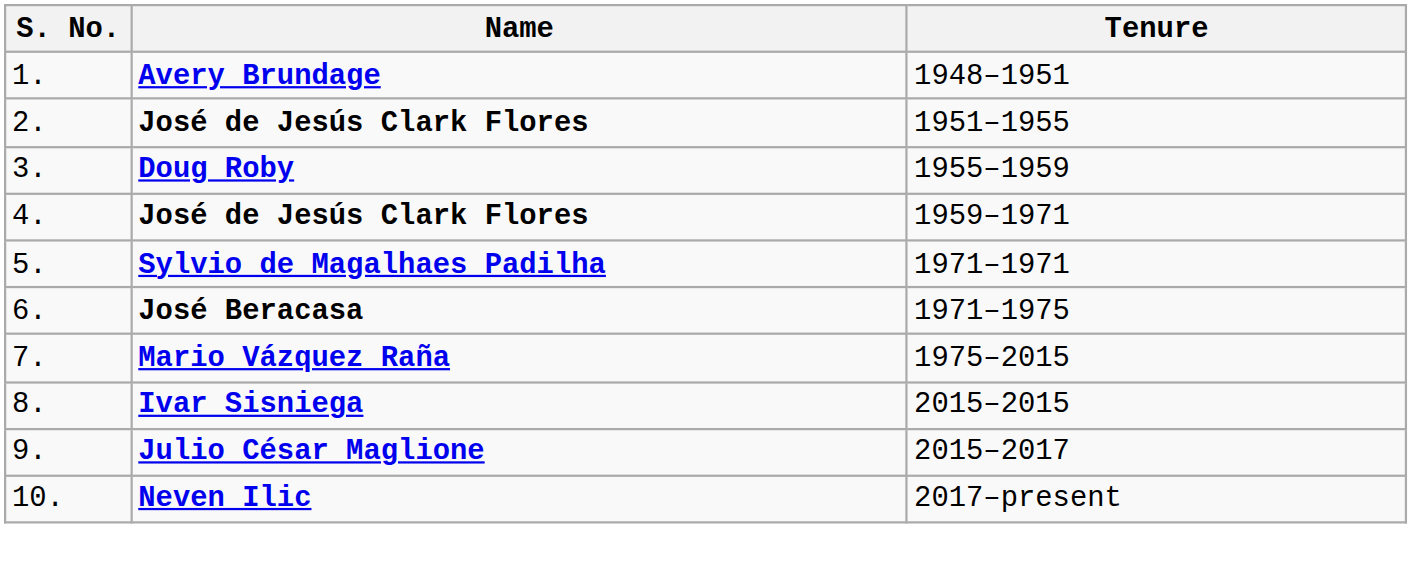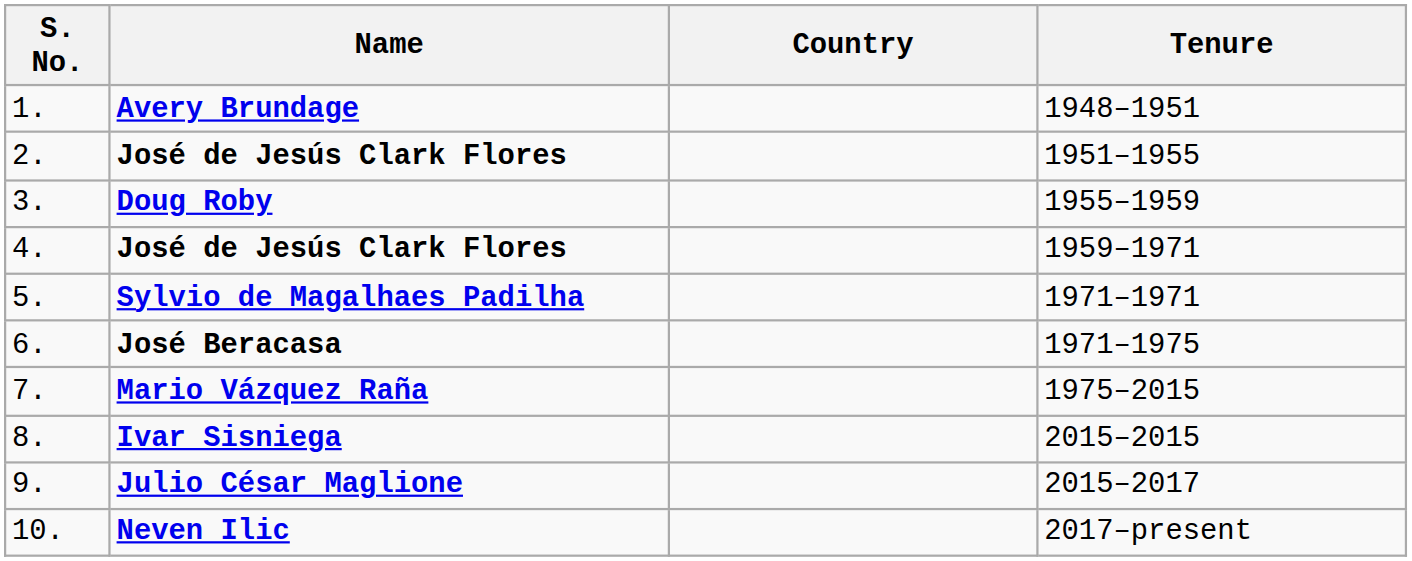+ column: (853, 45)
